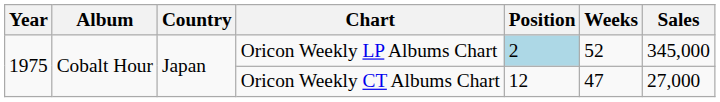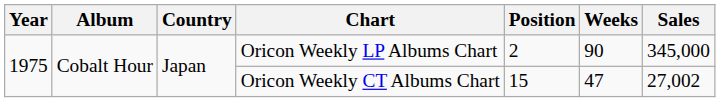(514, 50) lightblue background -> (514, 50) no background
(594, 50) 52 -> (594, 50) 90
(518, 81) 12 -> (518, 81) 15
(674, 81) 27,000 -> (674, 81) 27,002
